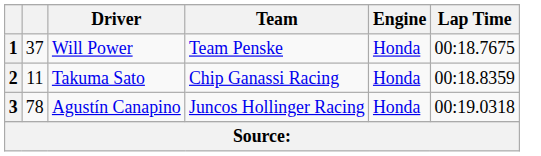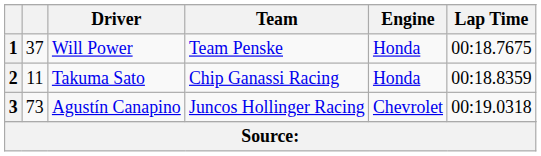(35, 107) 78 -> (35, 107) 73
(397, 107) Honda -> (408, 107) Chevrolet
